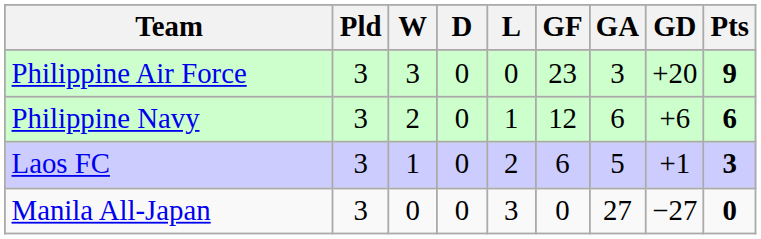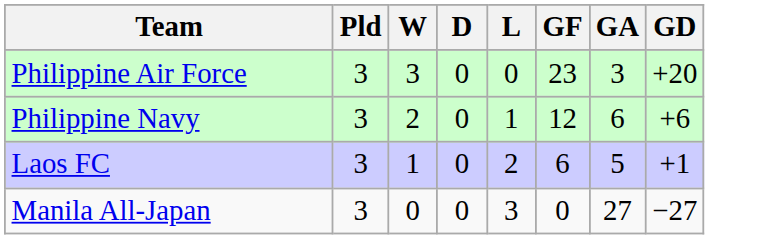- column: (730, 27)
